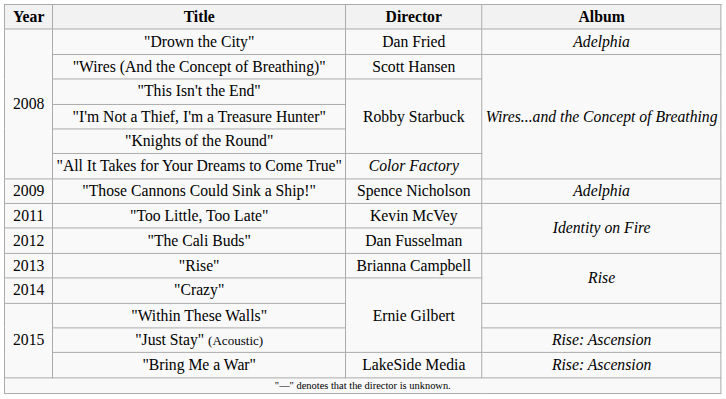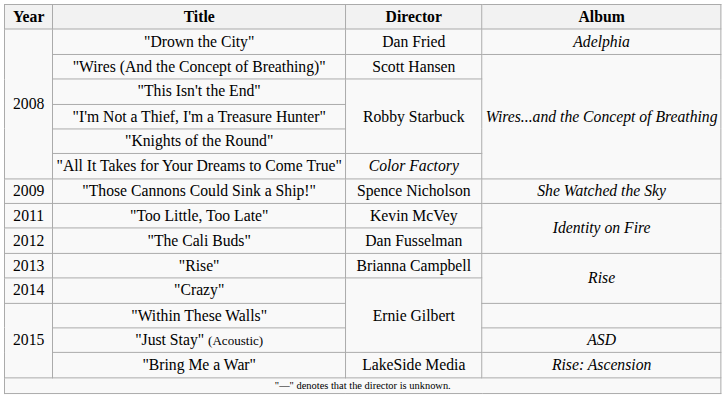(602, 191) Adelphia -> (602, 191) She Watched the Sky
(602, 340) Rise: Ascension -> (602, 340) ASD
